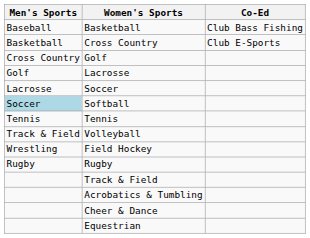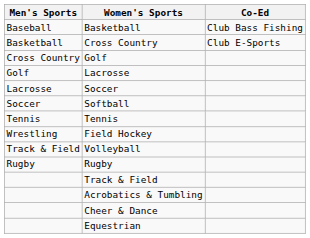(23, 104) lightblue background -> (23, 104) no background
rows swapped: (112, 134) <-> (118, 149)
